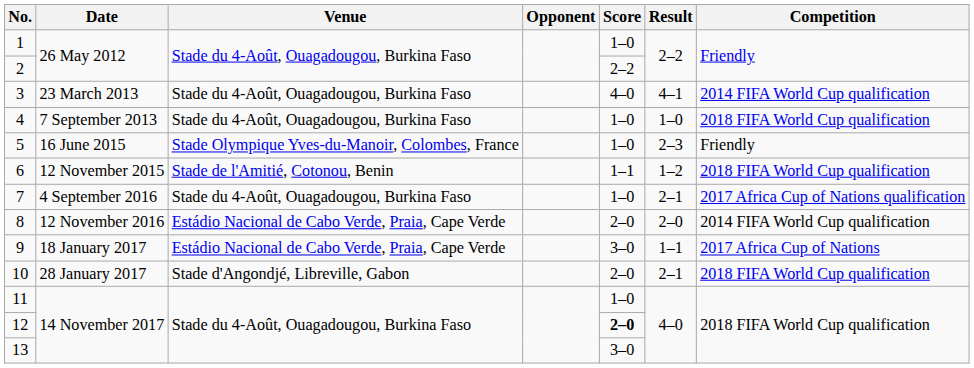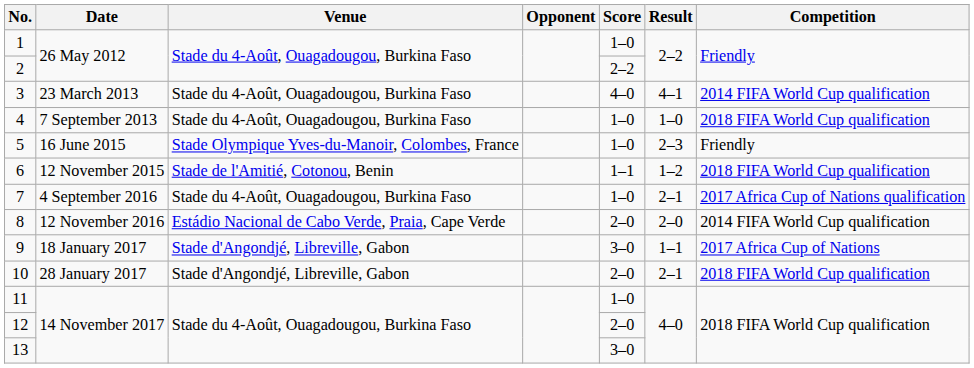(339, 247) Estádio Nacional de Cabo Verde, Praia, Cape Verde -> (291, 247) Stade d'Angondjé, Libreville, Gabon
(622, 324) bold -> (622, 324) normal
